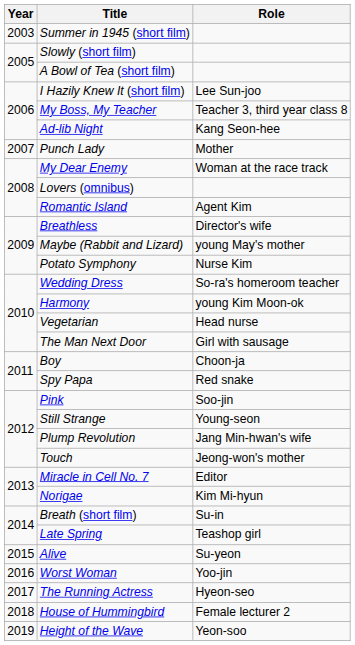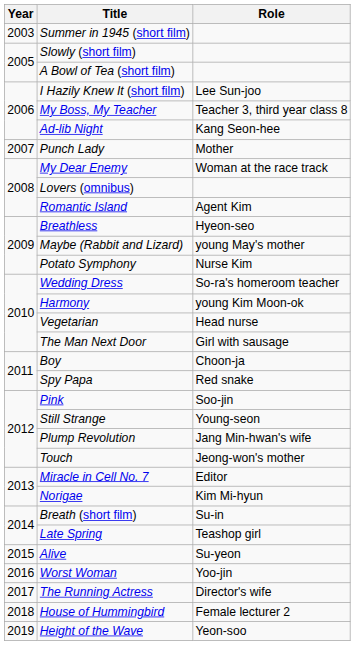(233, 226) Director's wife -> (225, 226) Hyeon-seo
(225, 592) Hyeon-seo -> (233, 592) Director's wife
